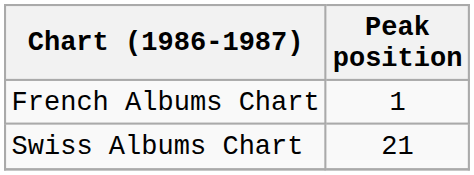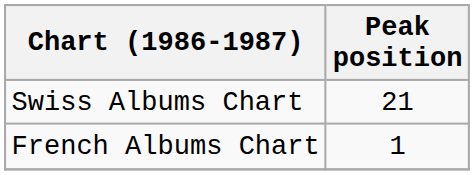rows swapped: (166, 102) <-> (158, 146)
